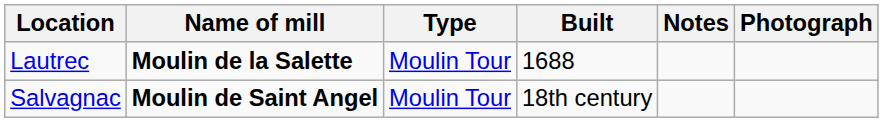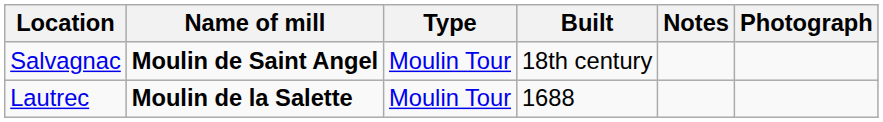rows swapped: (50, 60) <-> (65, 98)
